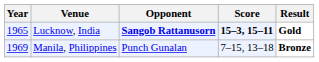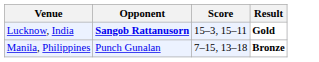- column: (18, 13)
(247, 31) bold -> (221, 31) normal
